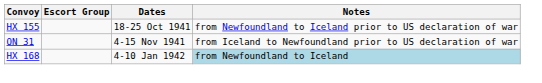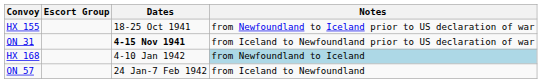(149, 41) normal -> (149, 41) bold
+ row: (20, 71)
